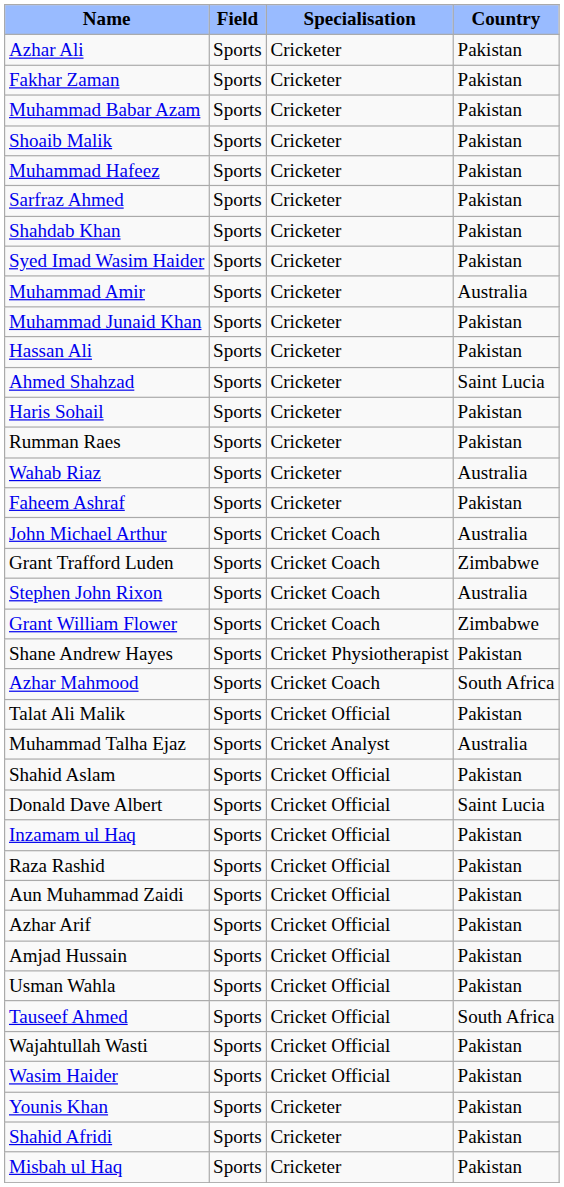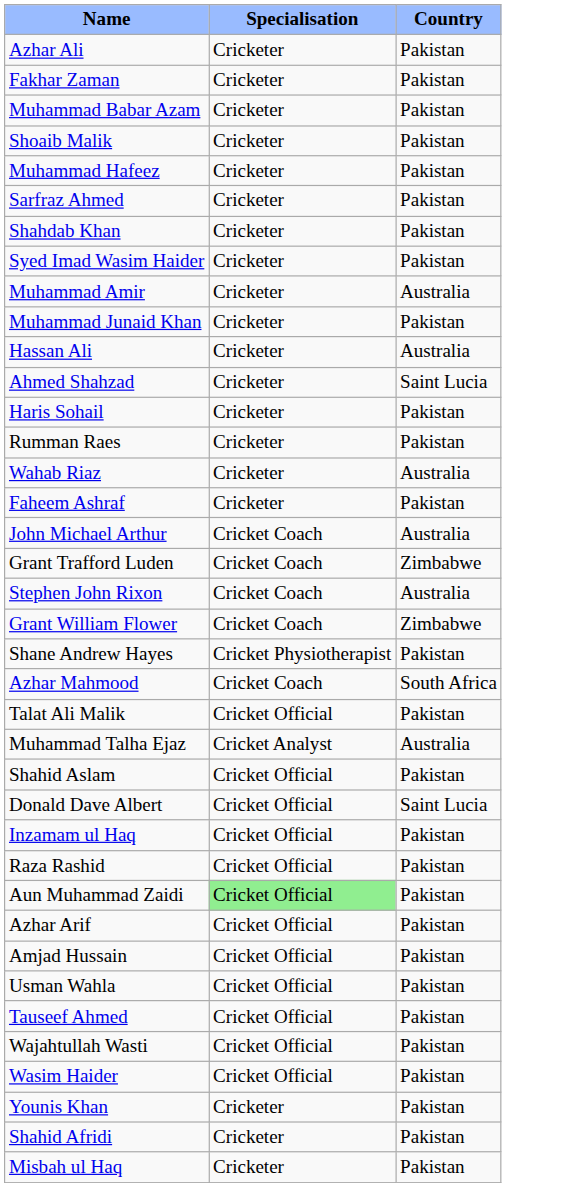- column: (237, 19)
(490, 351) Pakistan -> (435, 351) Australia
(330, 895) no background -> (273, 895) lightgreen background
(506, 1016) South Africa -> (432, 1016) Pakistan
